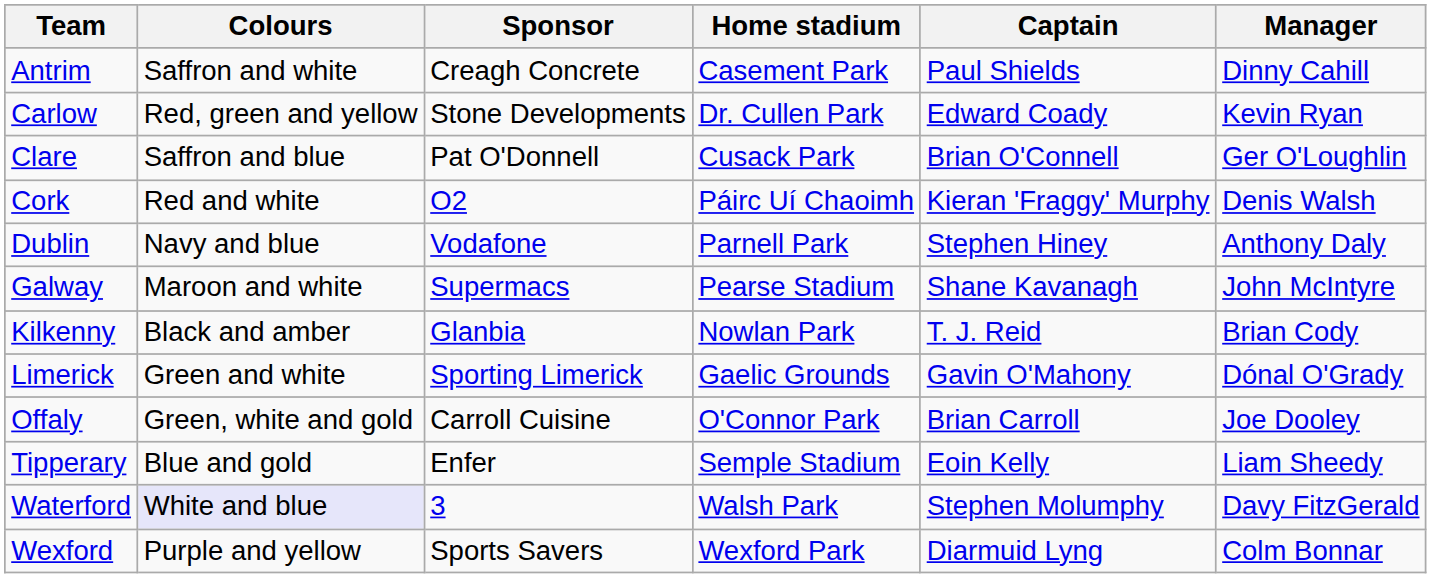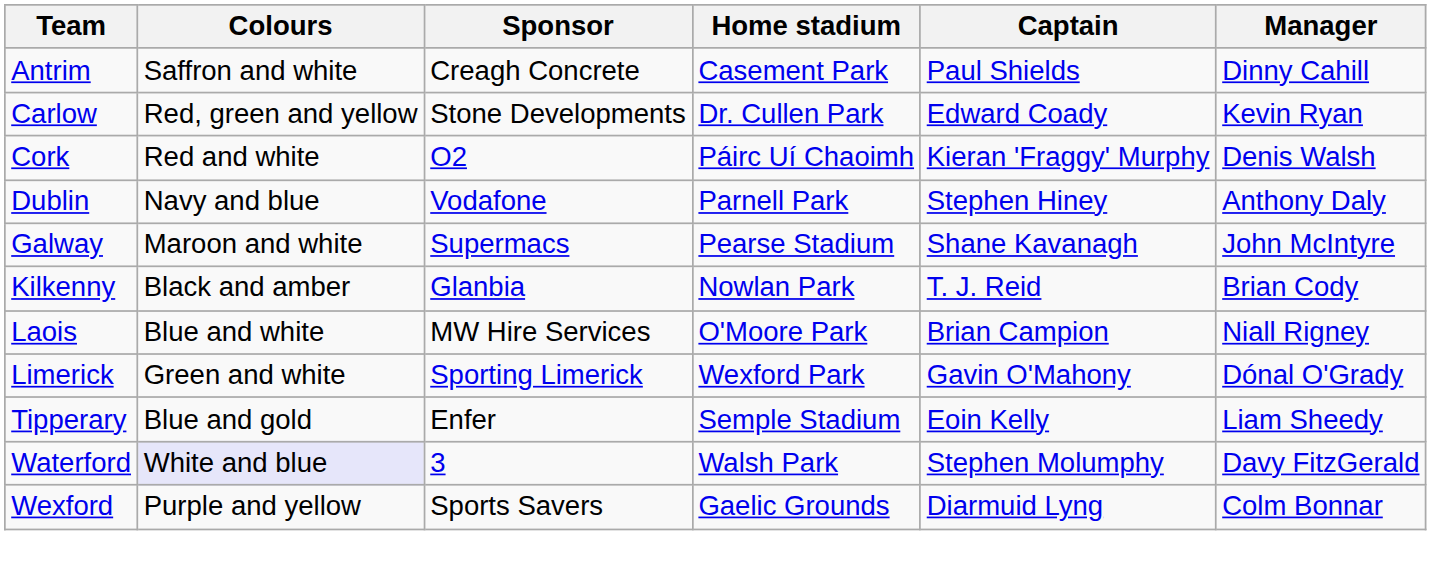- row: (44, 157)
+ row: (44, 331)
(794, 375) Gaelic Grounds -> (781, 375) Wexford Park
- row: (47, 419)
(781, 550) Wexford Park -> (794, 506) Gaelic Grounds
